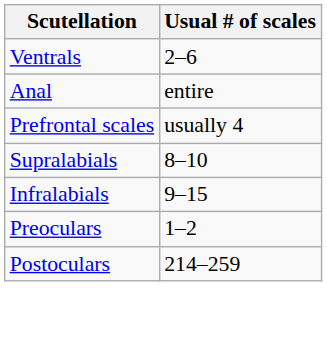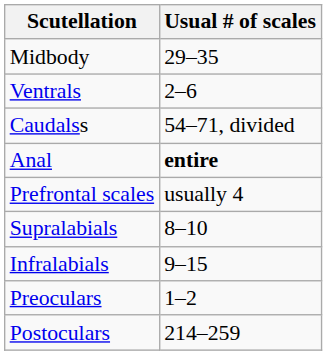+ row: (50, 56)
+ row: (49, 125)
(189, 90) normal -> (191, 159) bold
